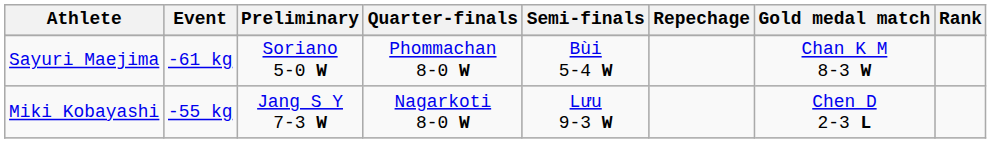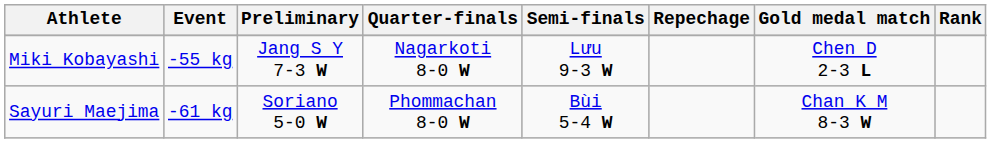rows swapped: (84, 112) <-> (84, 60)
